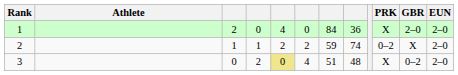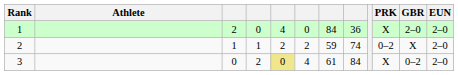(331, 62) 51 -> (331, 62) 61
(356, 62) 48 -> (356, 62) 84
